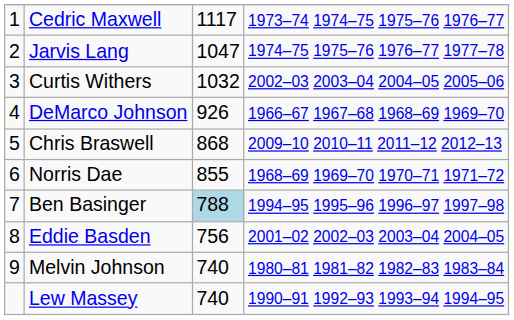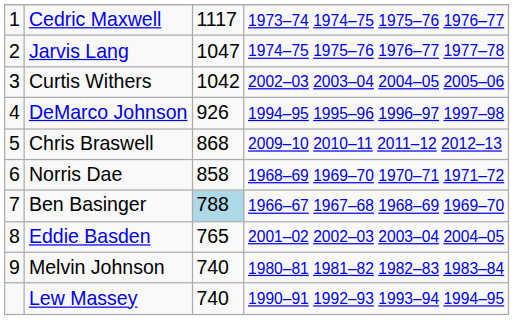(218, 81) 1032 -> (218, 81) 1042
(376, 113) 1966–67 1967–68 1968–69 1969–70 -> (376, 113) 1994–95 1995–96 1996–97 1997–98
(213, 174) 855 -> (213, 174) 858
(376, 206) 1994–95 1995–96 1996–97 1997–98 -> (376, 206) 1966–67 1967–68 1968–69 1969–70
(213, 236) 756 -> (213, 236) 765
